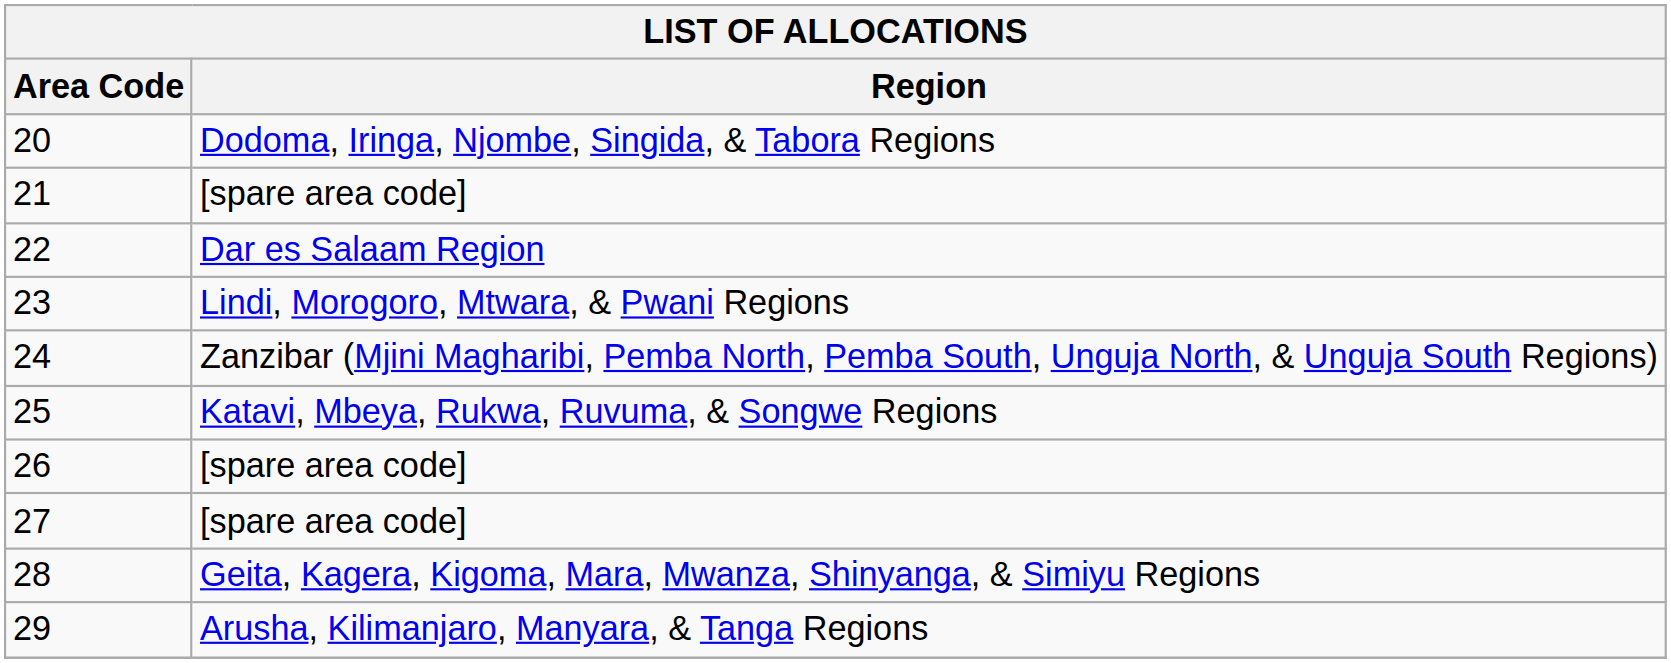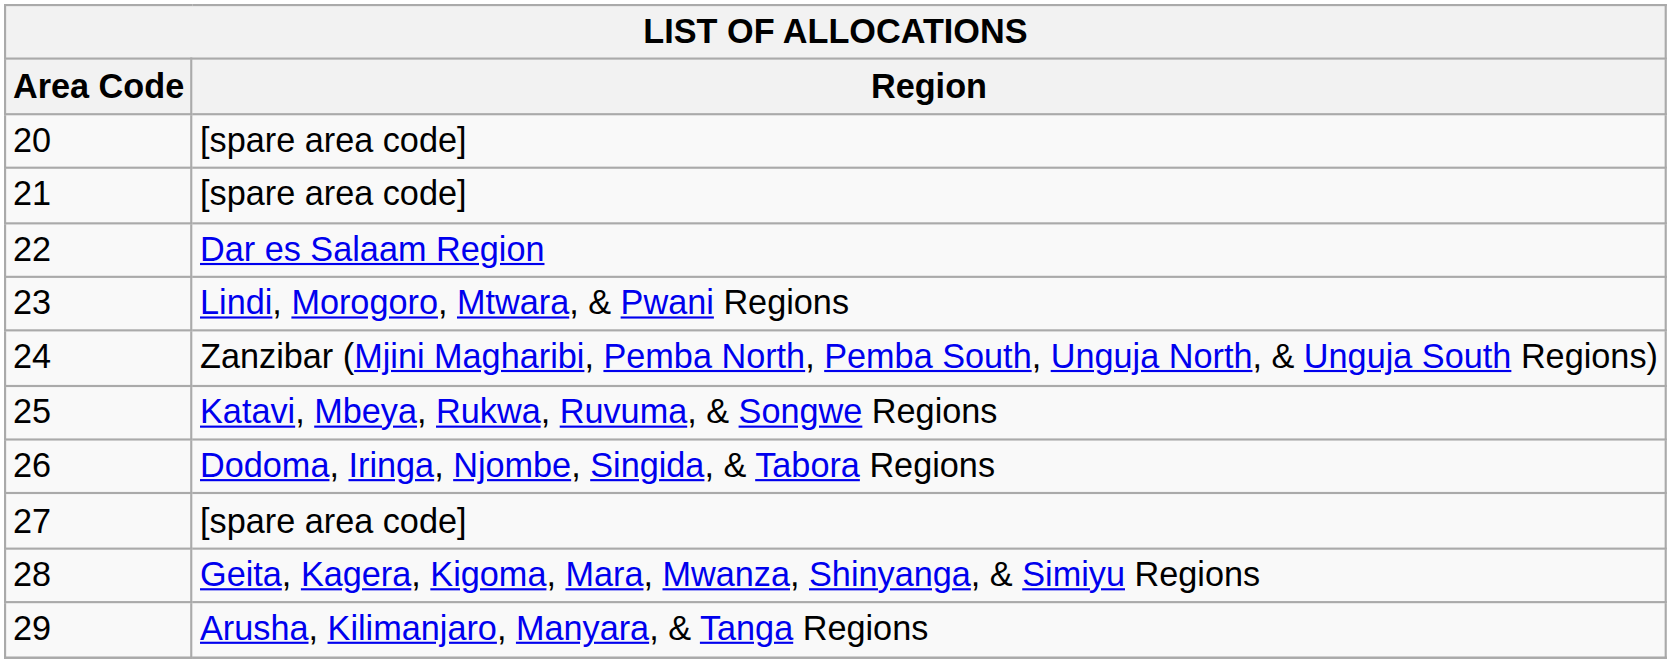(598, 140) Dodoma, Iringa, Njombe, Singida, & Tabora Regions -> (333, 140) [spare area code]
(333, 466) [spare area code] -> (598, 466) Dodoma, Iringa, Njombe, Singida, & Tabora Regions
